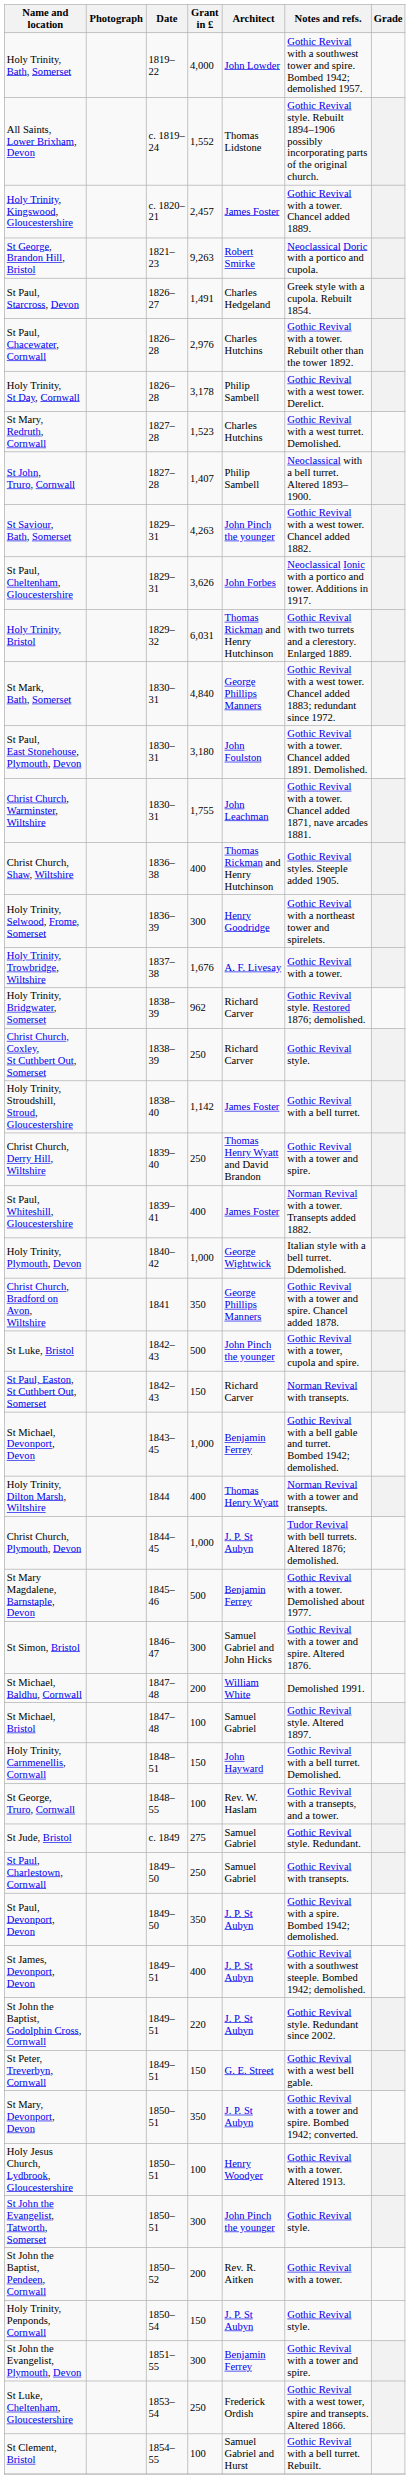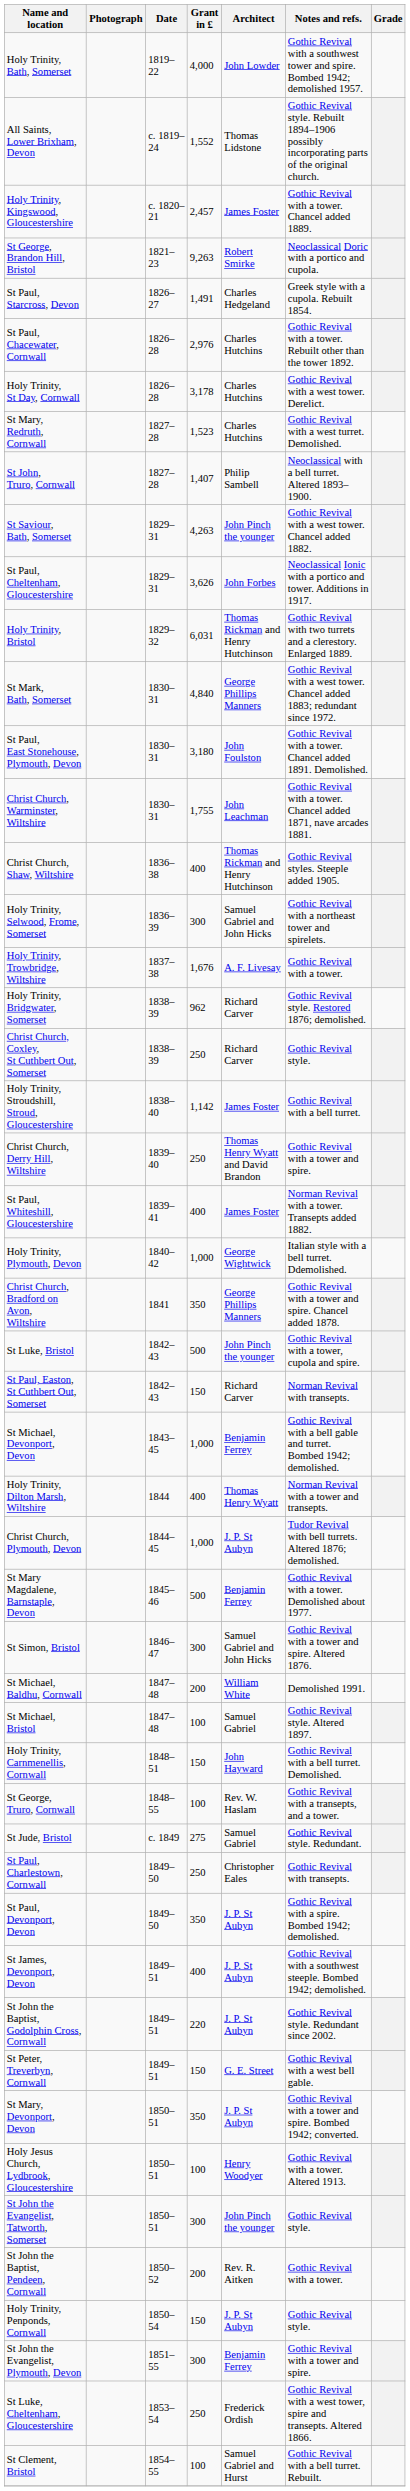(242, 391) Philip Sambell -> (243, 391) Charles Hutchins
(247, 921) Henry Goodridge -> (249, 921) Samuel Gabriel and John Hicks
(240, 1872) Samuel Gabriel -> (249, 1872) Christopher Eales
